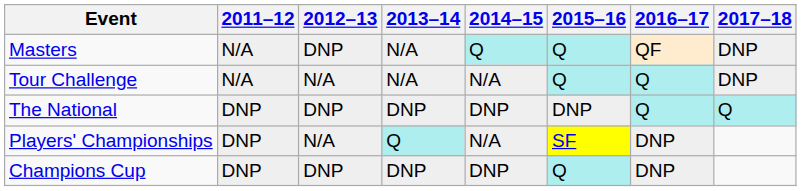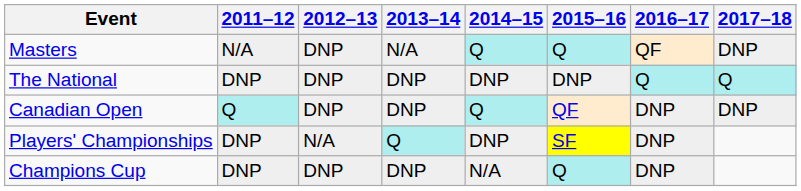- row: (73, 79)
+ row: (76, 110)
(485, 140) N/A -> (489, 140) DNP
(489, 170) DNP -> (485, 170) N/A
